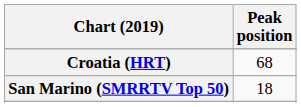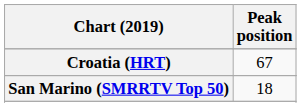(265, 62) 68 -> (265, 62) 67
